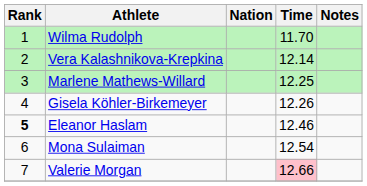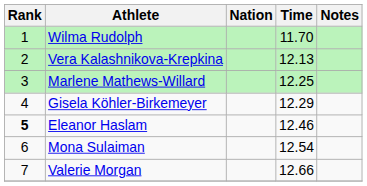(297, 59) 12.14 -> (297, 59) 12.13
(297, 103) 12.26 -> (297, 103) 12.29
(297, 170) pink background -> (297, 170) no background
